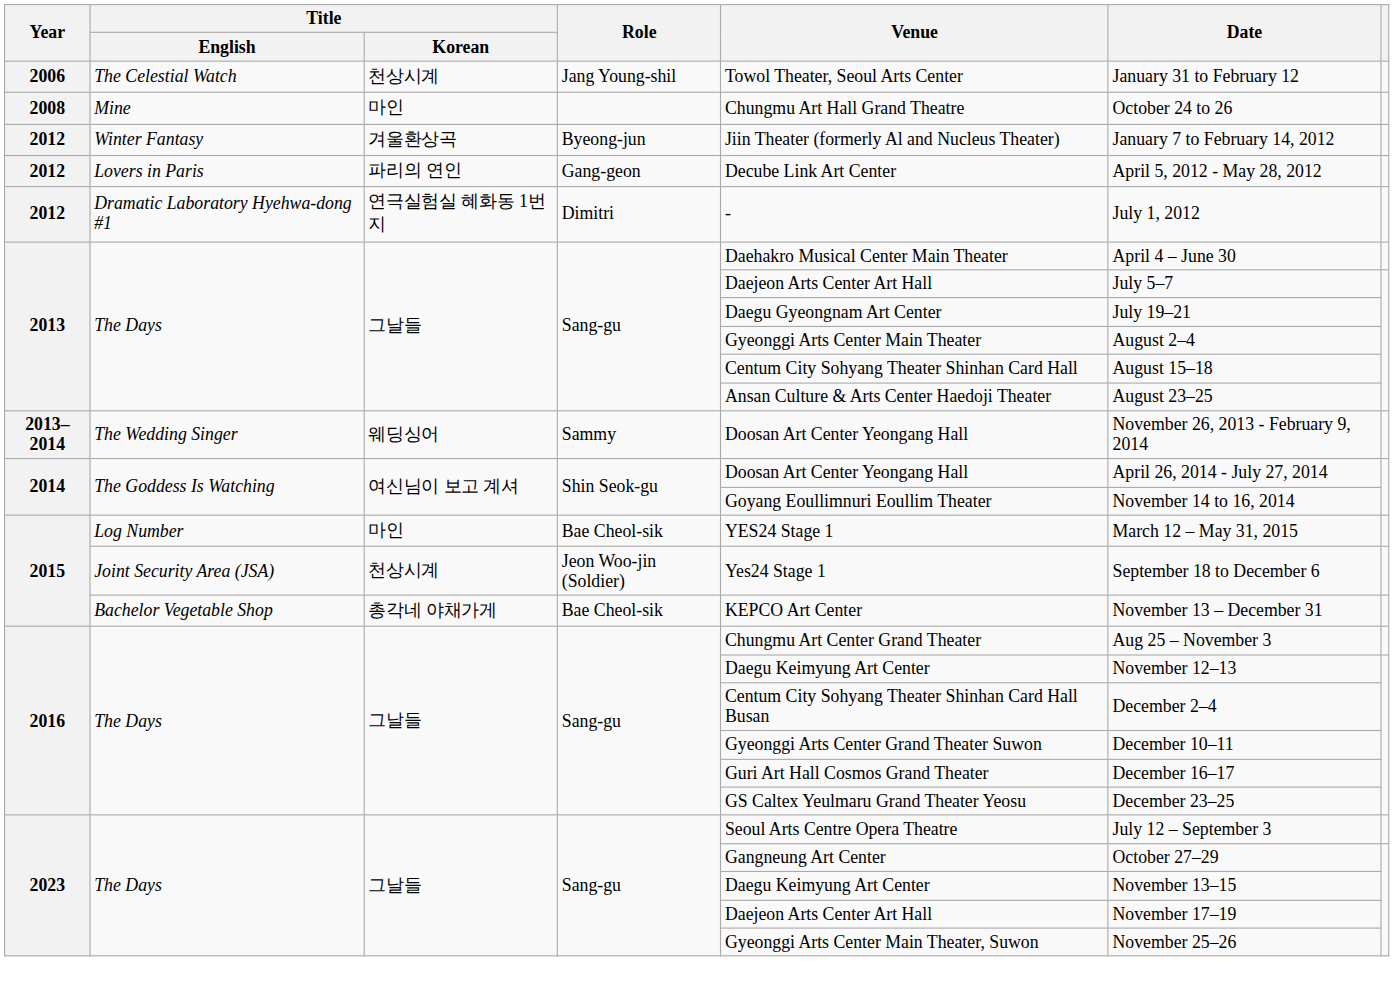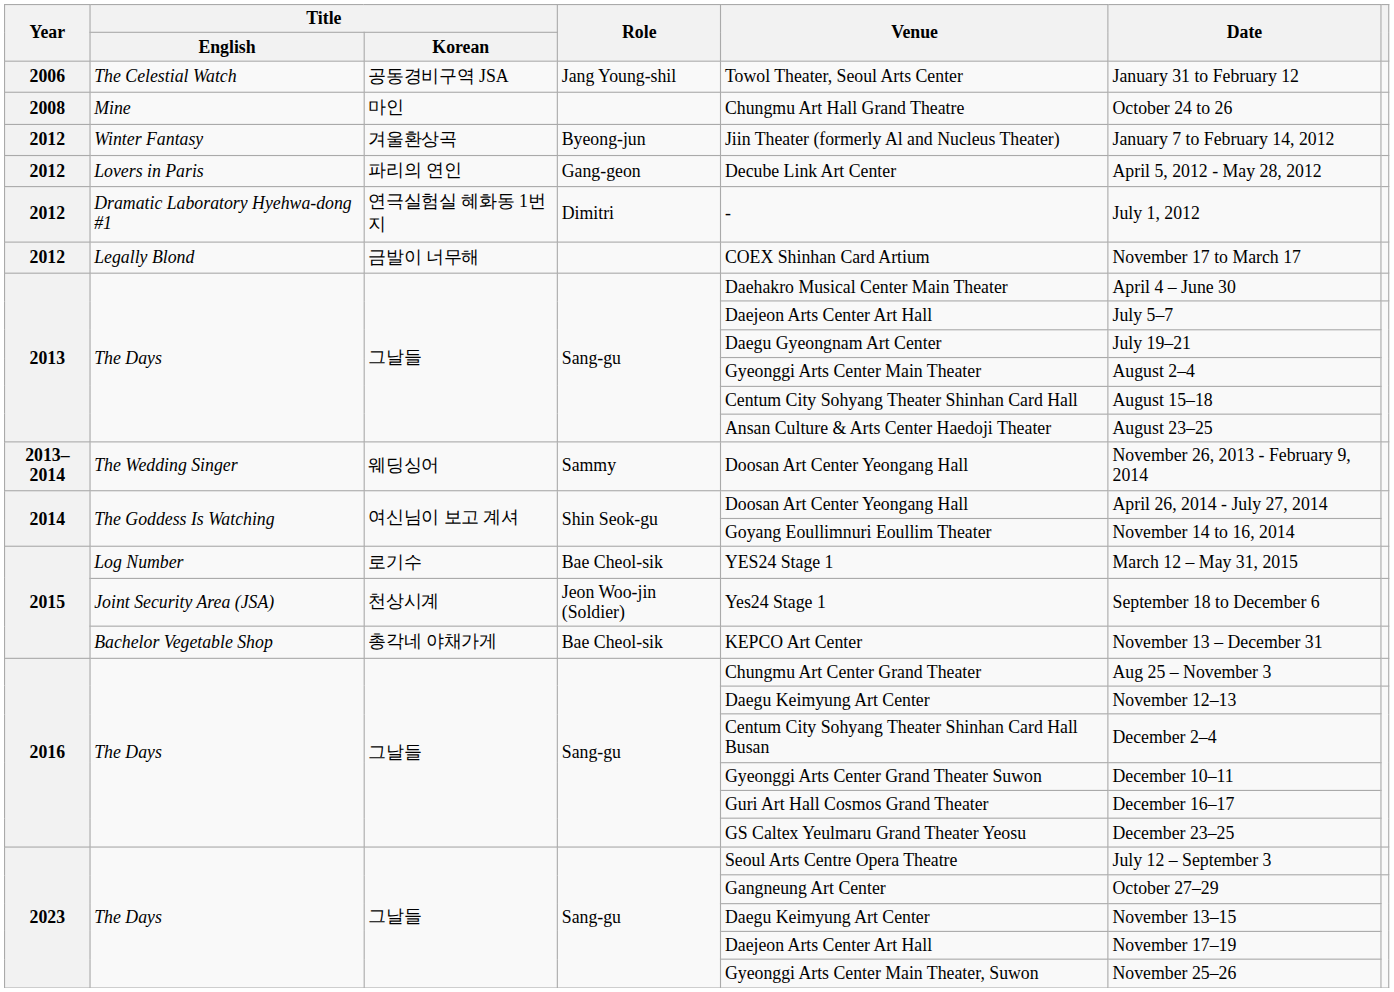(404, 76) 천상시계 -> (438, 76) 공동경비구역 JSA
+ row: (47, 257)
(386, 530) 마인 -> (395, 561) 로기수
